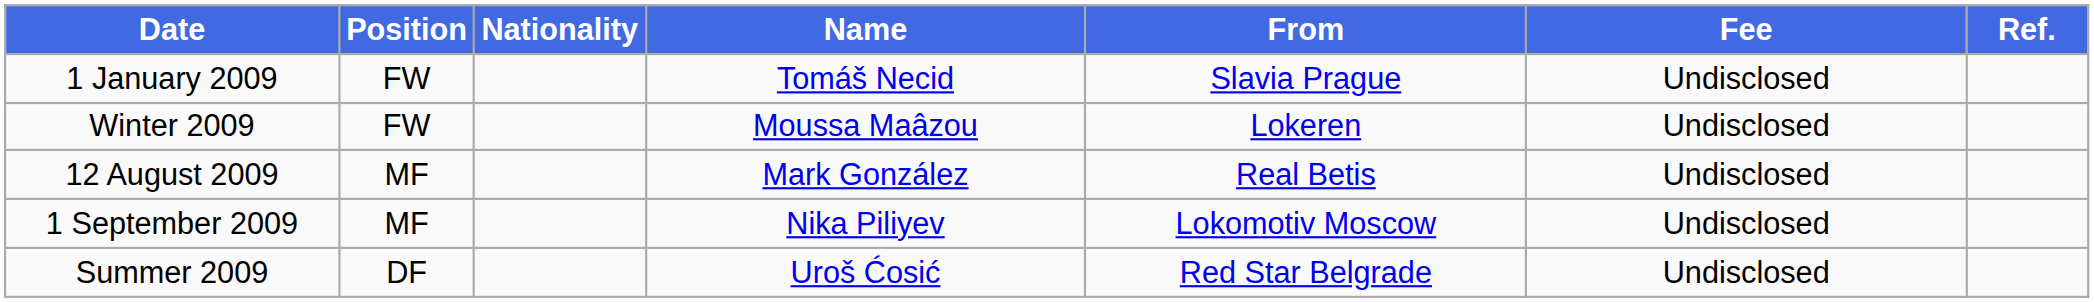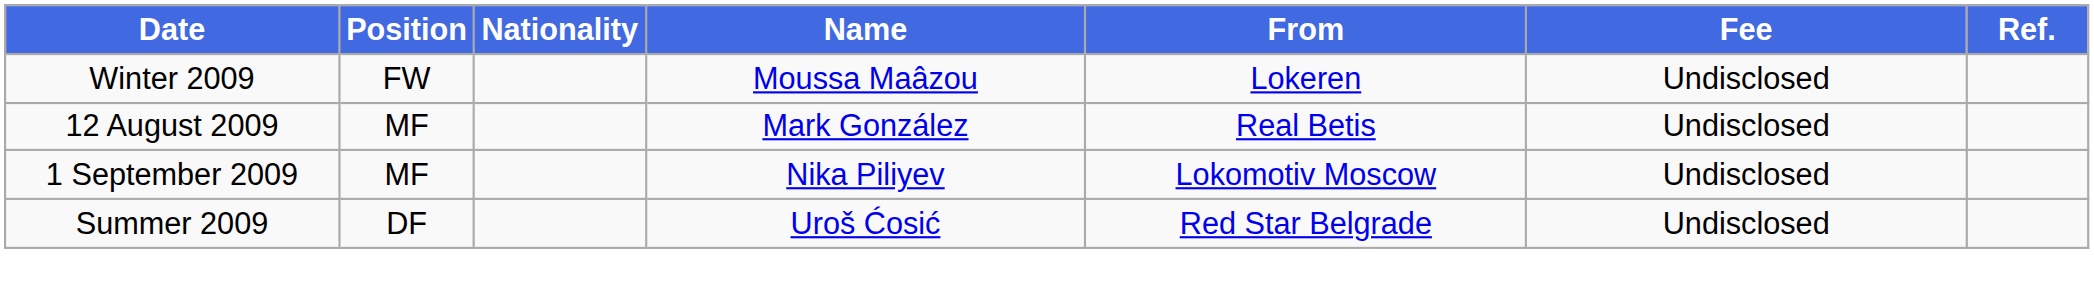- row: (172, 78)
